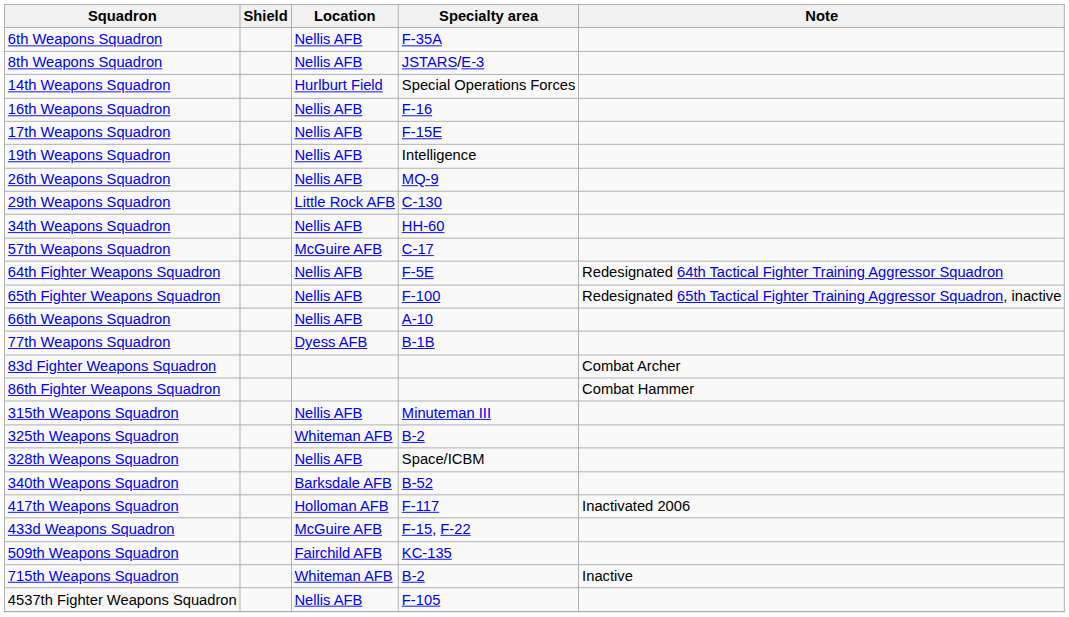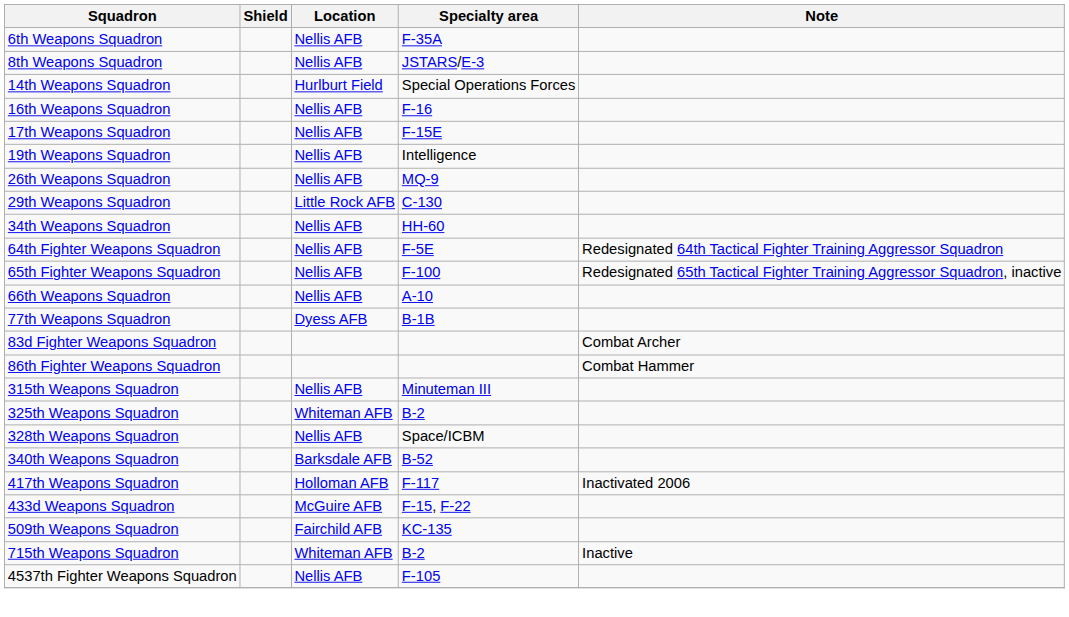- row: (89, 249)
